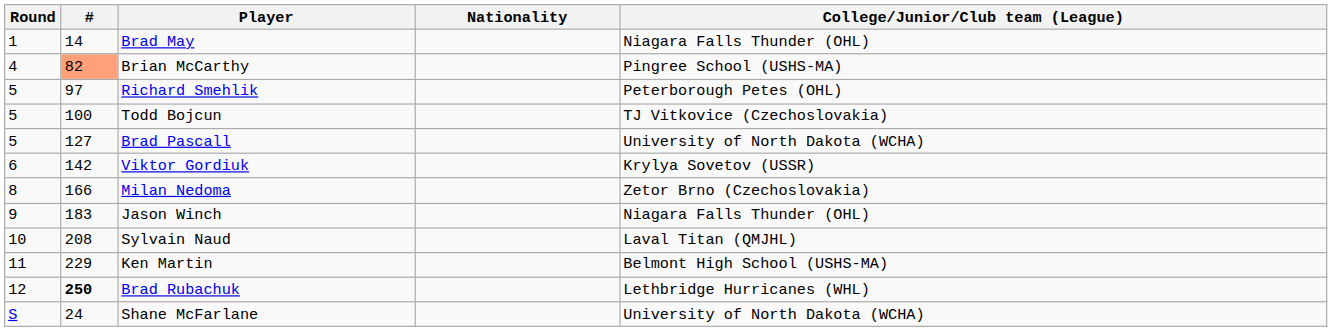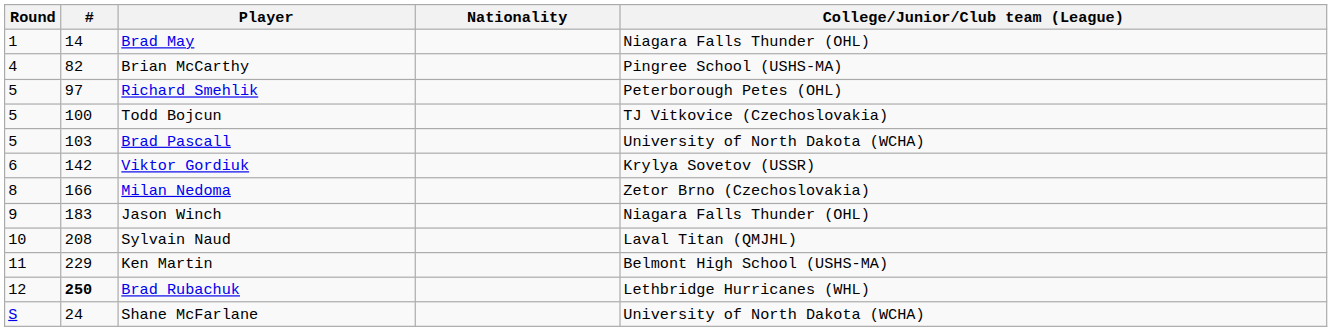(74, 67) lightsalmon background -> (74, 67) no background
(78, 141) 127 -> (78, 141) 103
